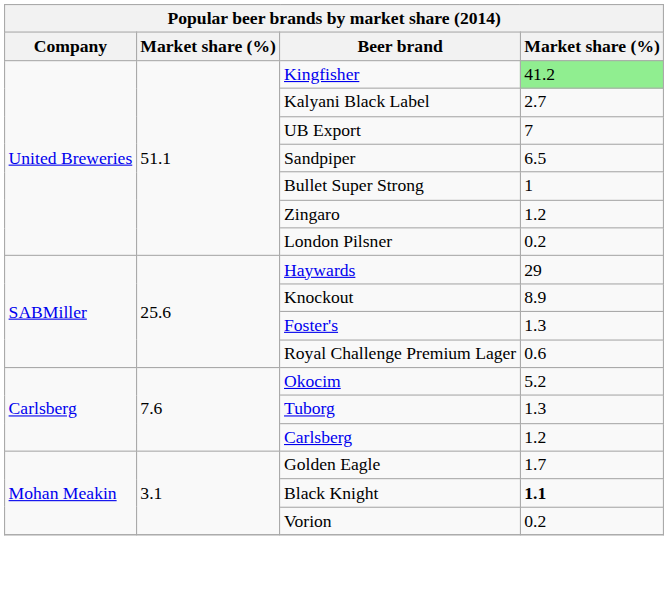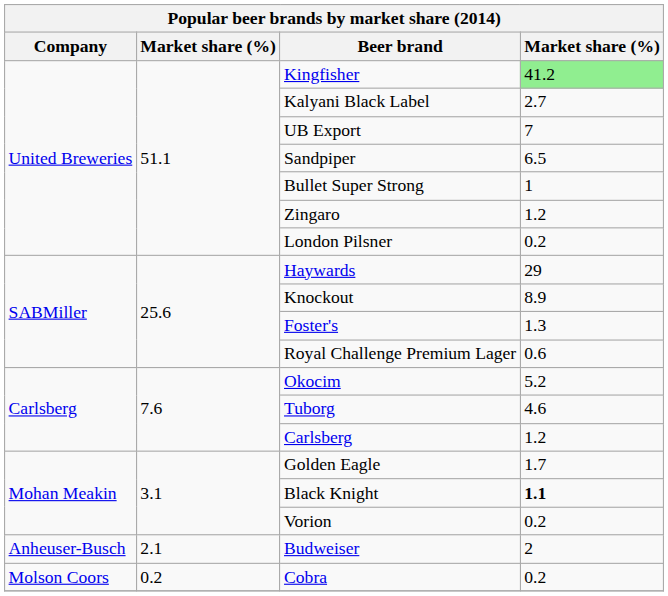(535, 409) 1.3 -> (535, 409) 4.6
+ row: (322, 548)
+ row: (306, 576)
